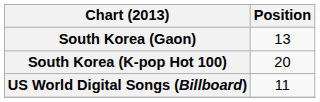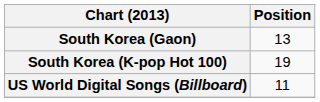(282, 62) 20 -> (282, 62) 19
